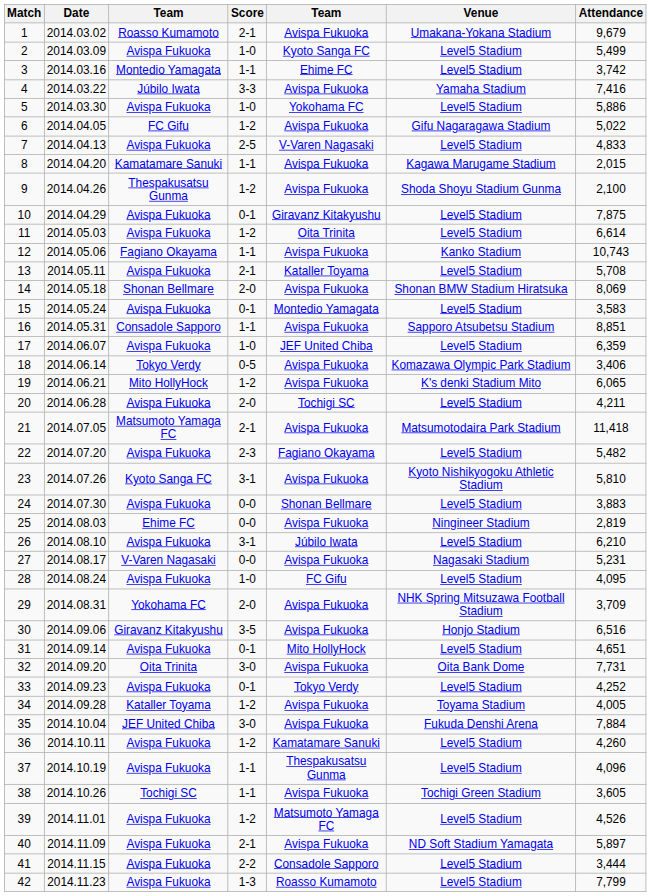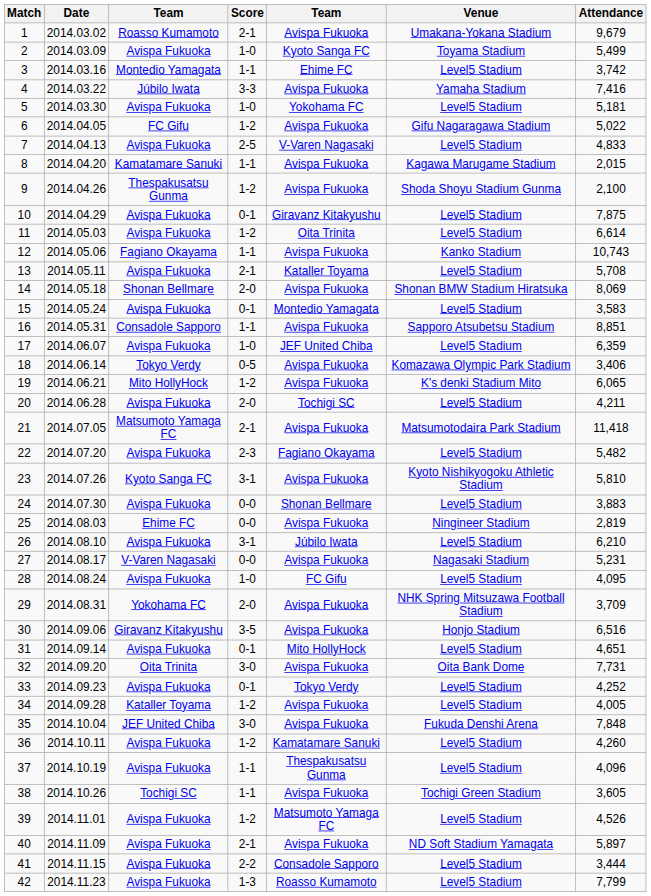(481, 51) Level5 Stadium -> (481, 51) Toyama Stadium
(611, 107) 5,886 -> (611, 107) 5,181
(481, 705) Toyama Stadium -> (481, 705) Level5 Stadium
(611, 724) 7,884 -> (611, 724) 7,848
